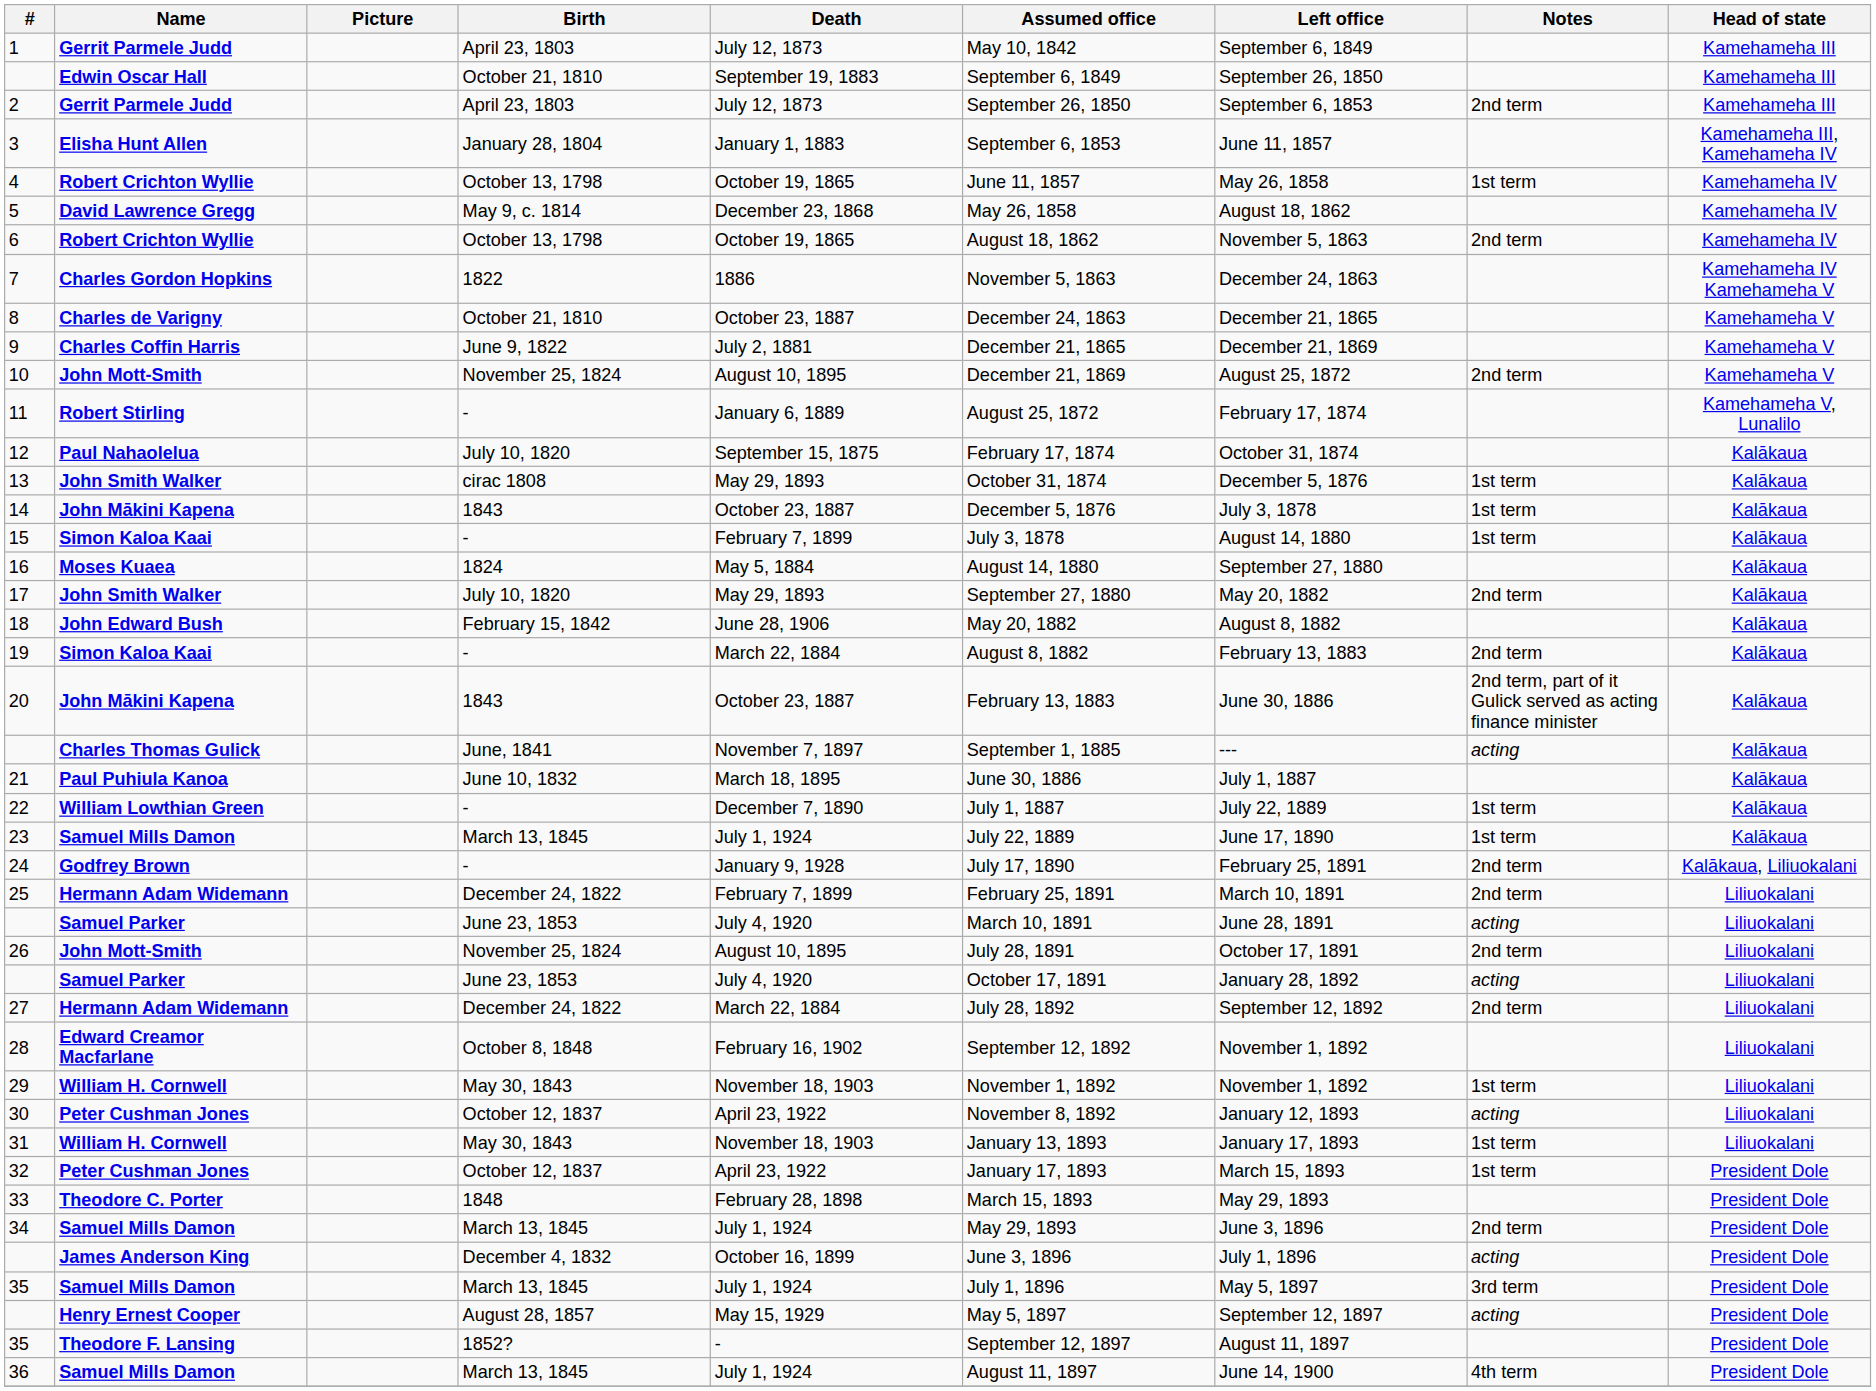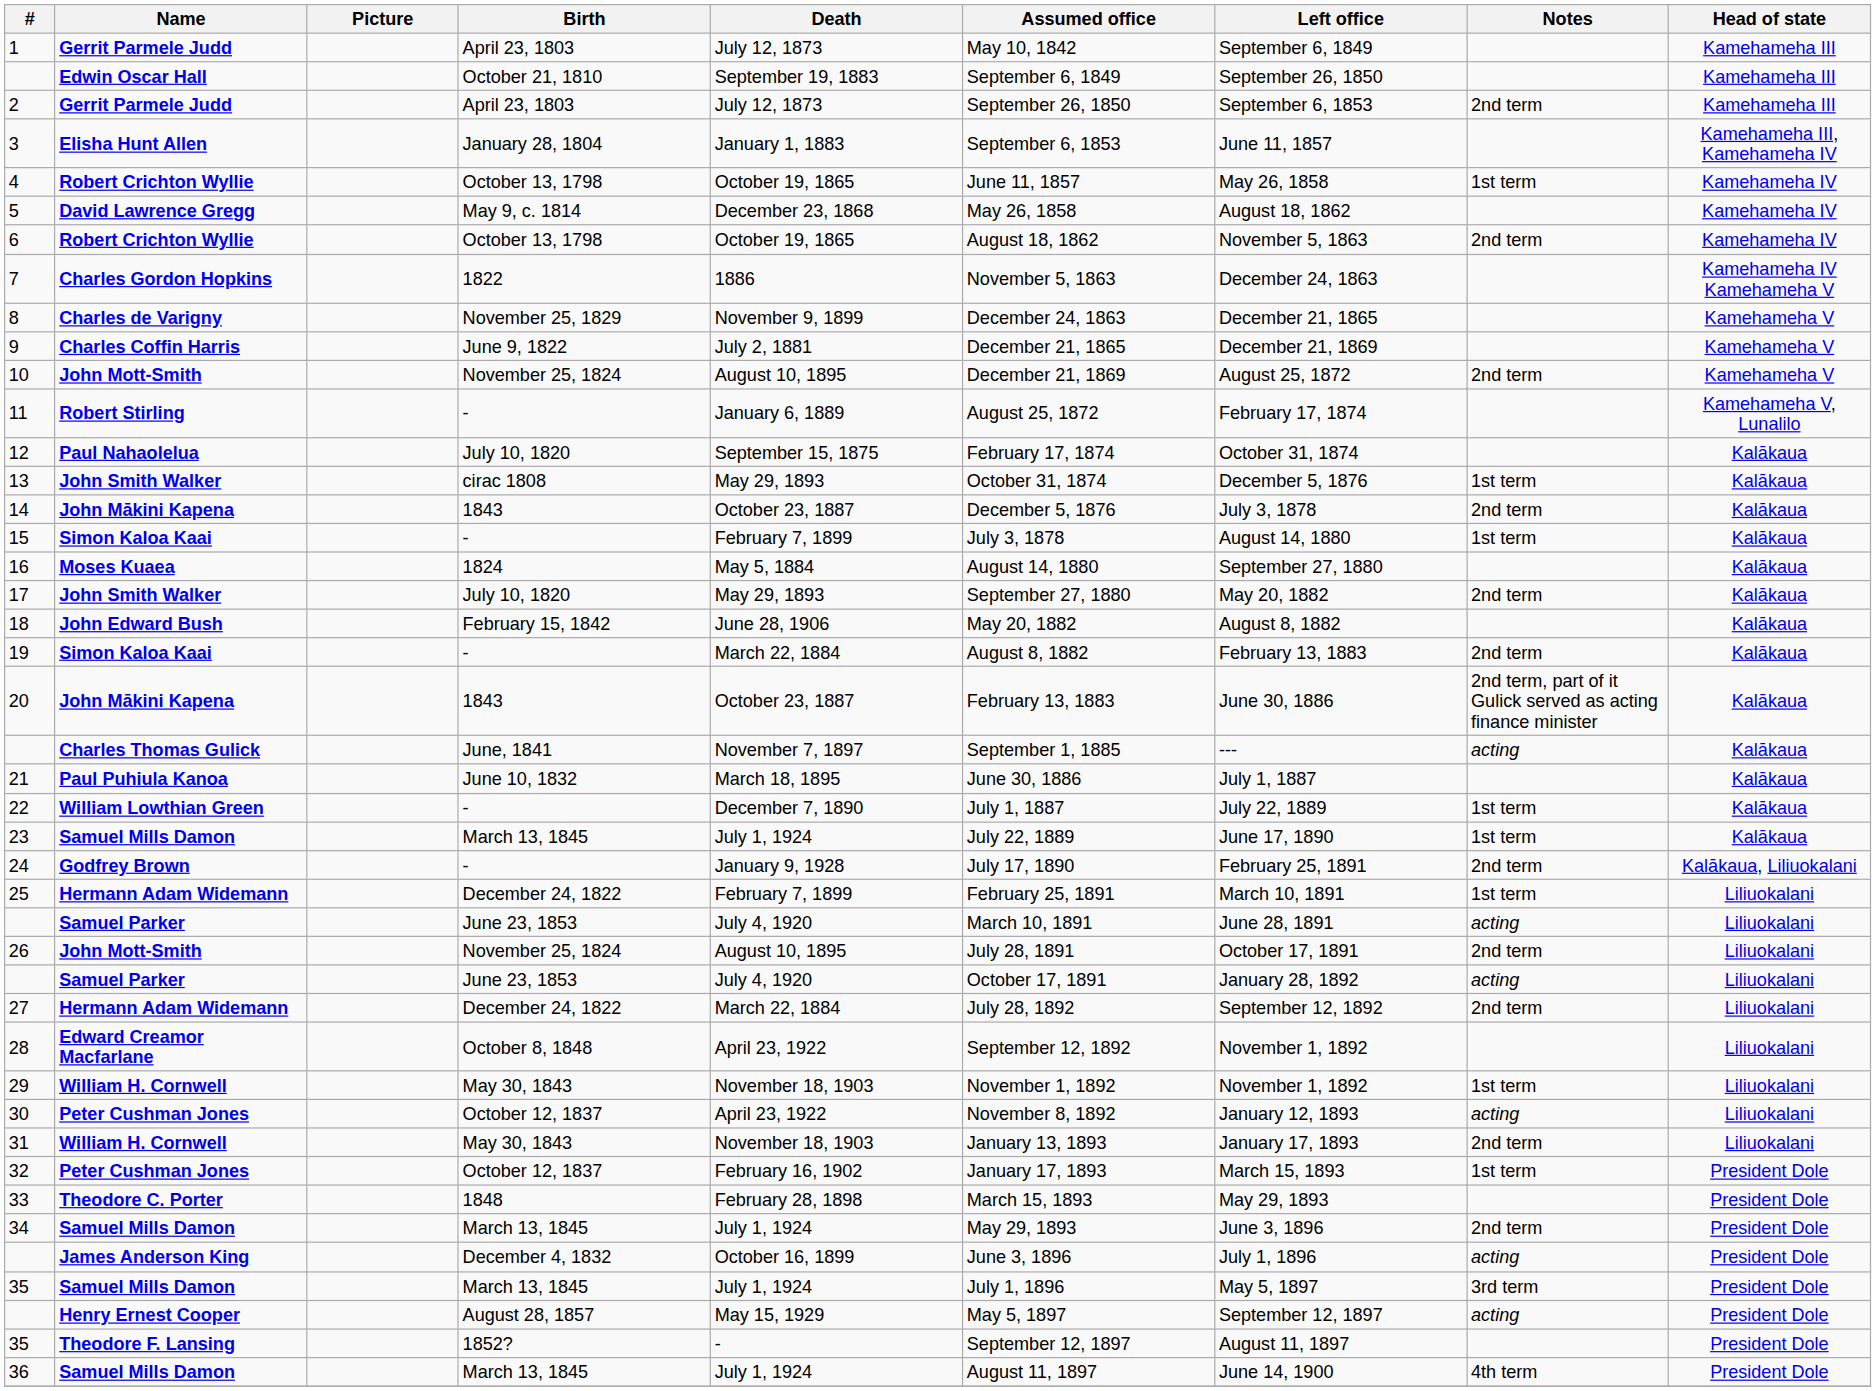(532, 317) October 21, 1810 -> (542, 317) November 25, 1829
(785, 317) October 23, 1887 -> (789, 317) November 9, 1899
(1504, 509) 1st term -> (1507, 509) 2nd term
(1507, 893) 2nd term -> (1504, 893) 1st term
(789, 1047) February 16, 1902 -> (770, 1047) April 23, 1922
(1504, 1143) 1st term -> (1507, 1143) 2nd term
(770, 1171) April 23, 1922 -> (789, 1171) February 16, 1902
